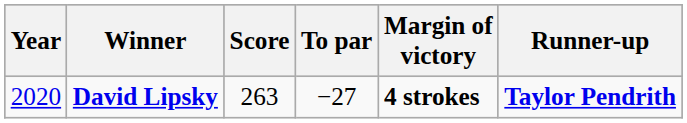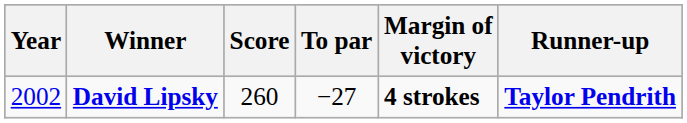(36, 96) 2020 -> (36, 96) 2002
(259, 96) 263 -> (259, 96) 260
